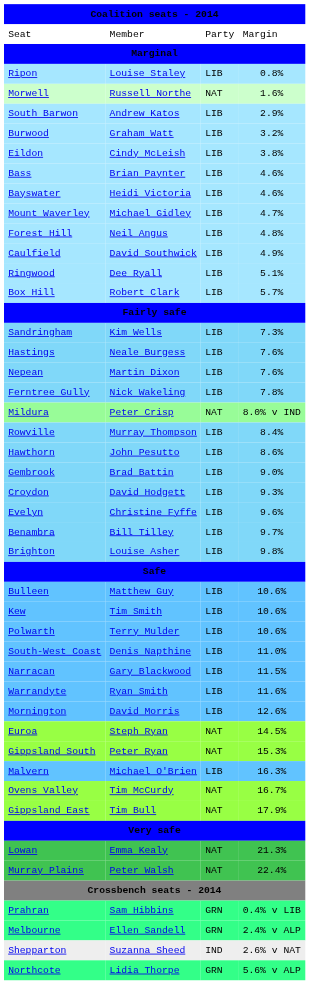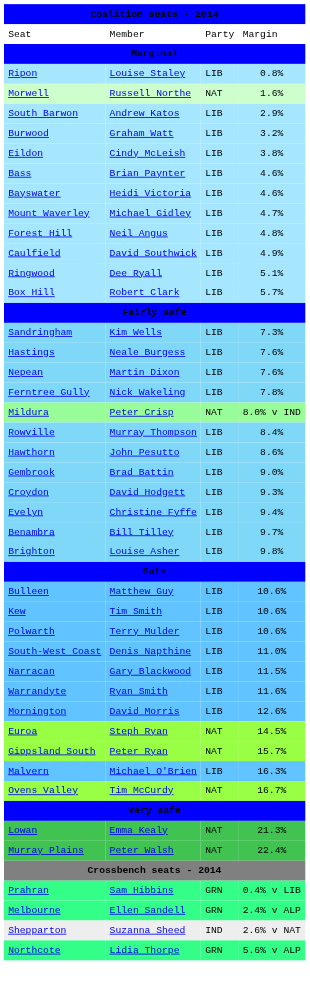(272, 512) 9.6% -> (272, 512) 9.4%
(272, 751) 15.3% -> (272, 751) 15.7%
- row: (49, 811)
